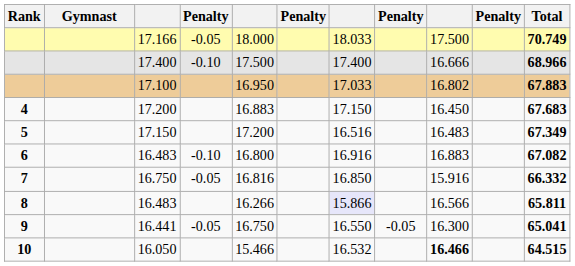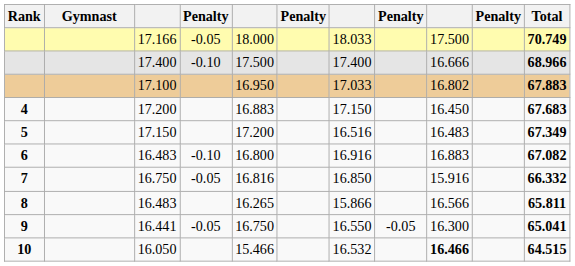(255, 202) 16.266 -> (255, 202) 16.265
(352, 202) lavender background -> (352, 202) no background
